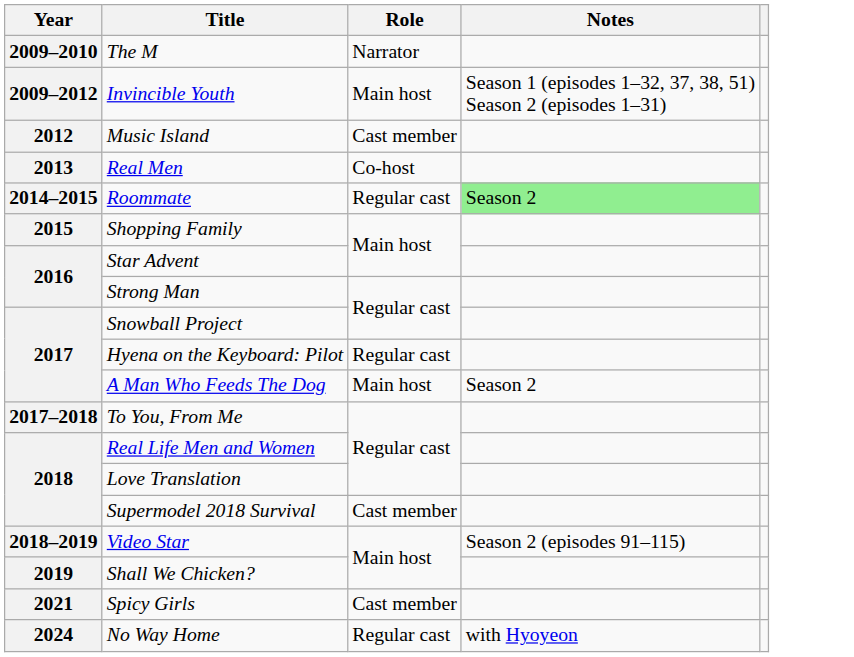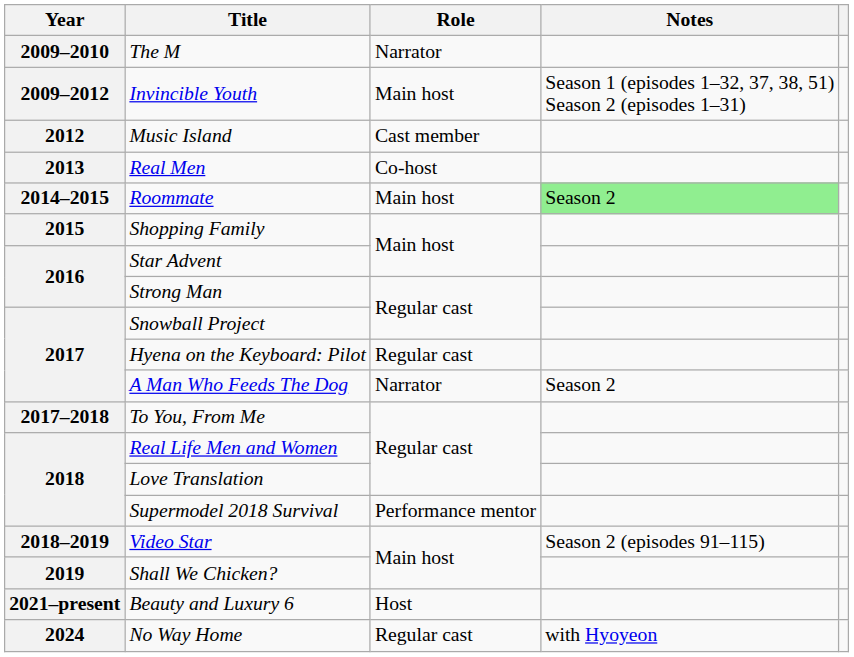(401, 198) Regular cast -> (415, 198) Main host
(392, 385) Main host -> (408, 385) Narrator
(405, 510) Cast member -> (456, 510) Performance mentor
+ row: (212, 604)
- row: (151, 604)
